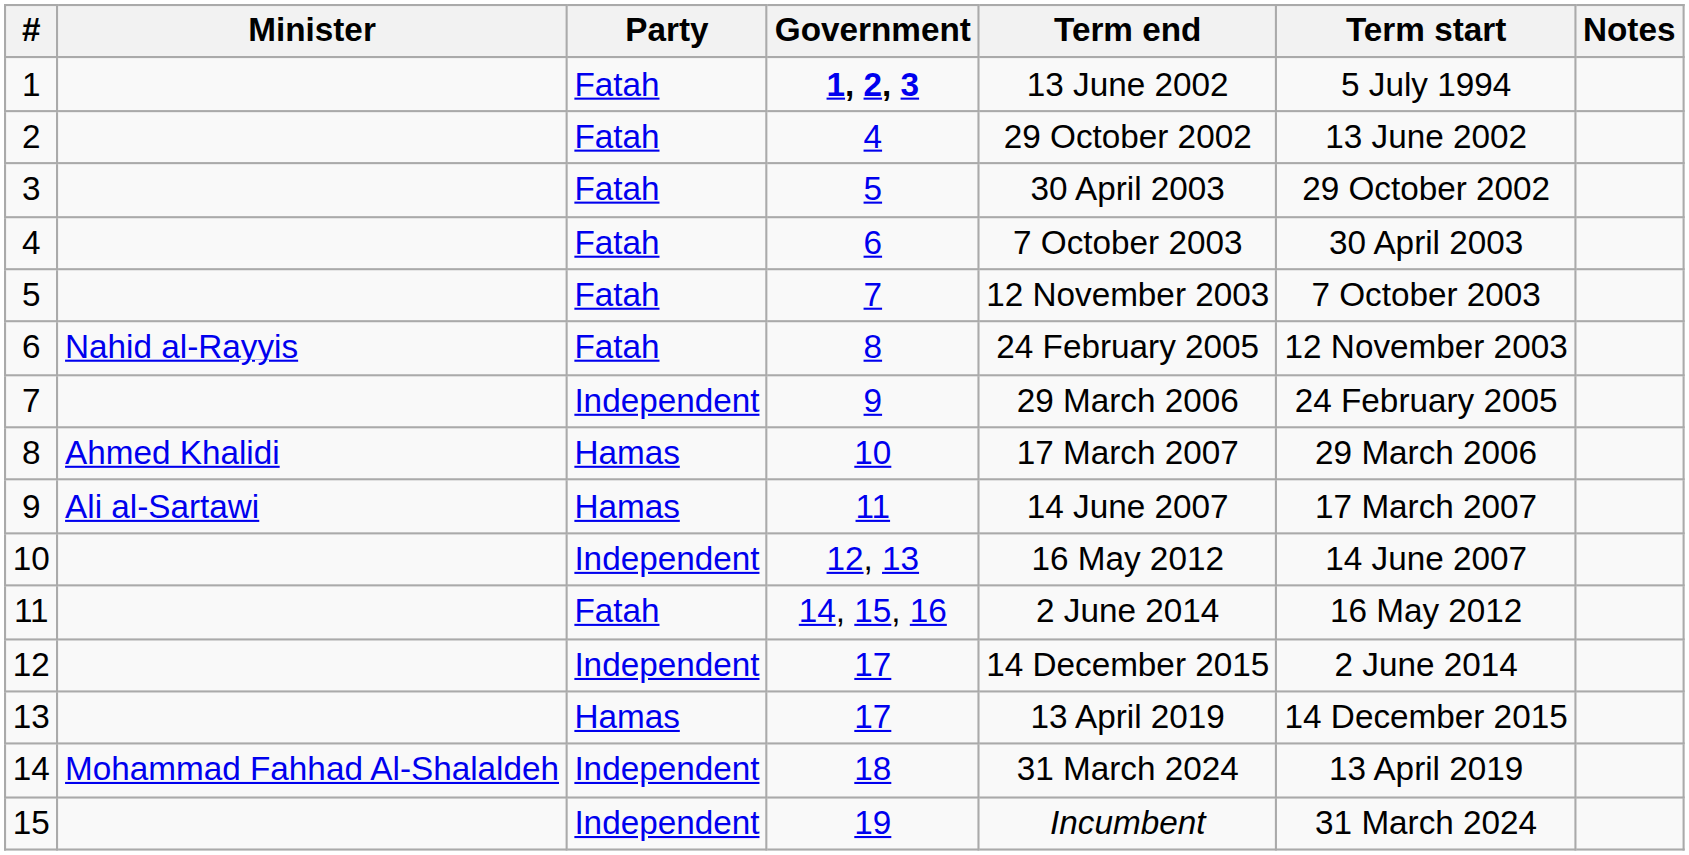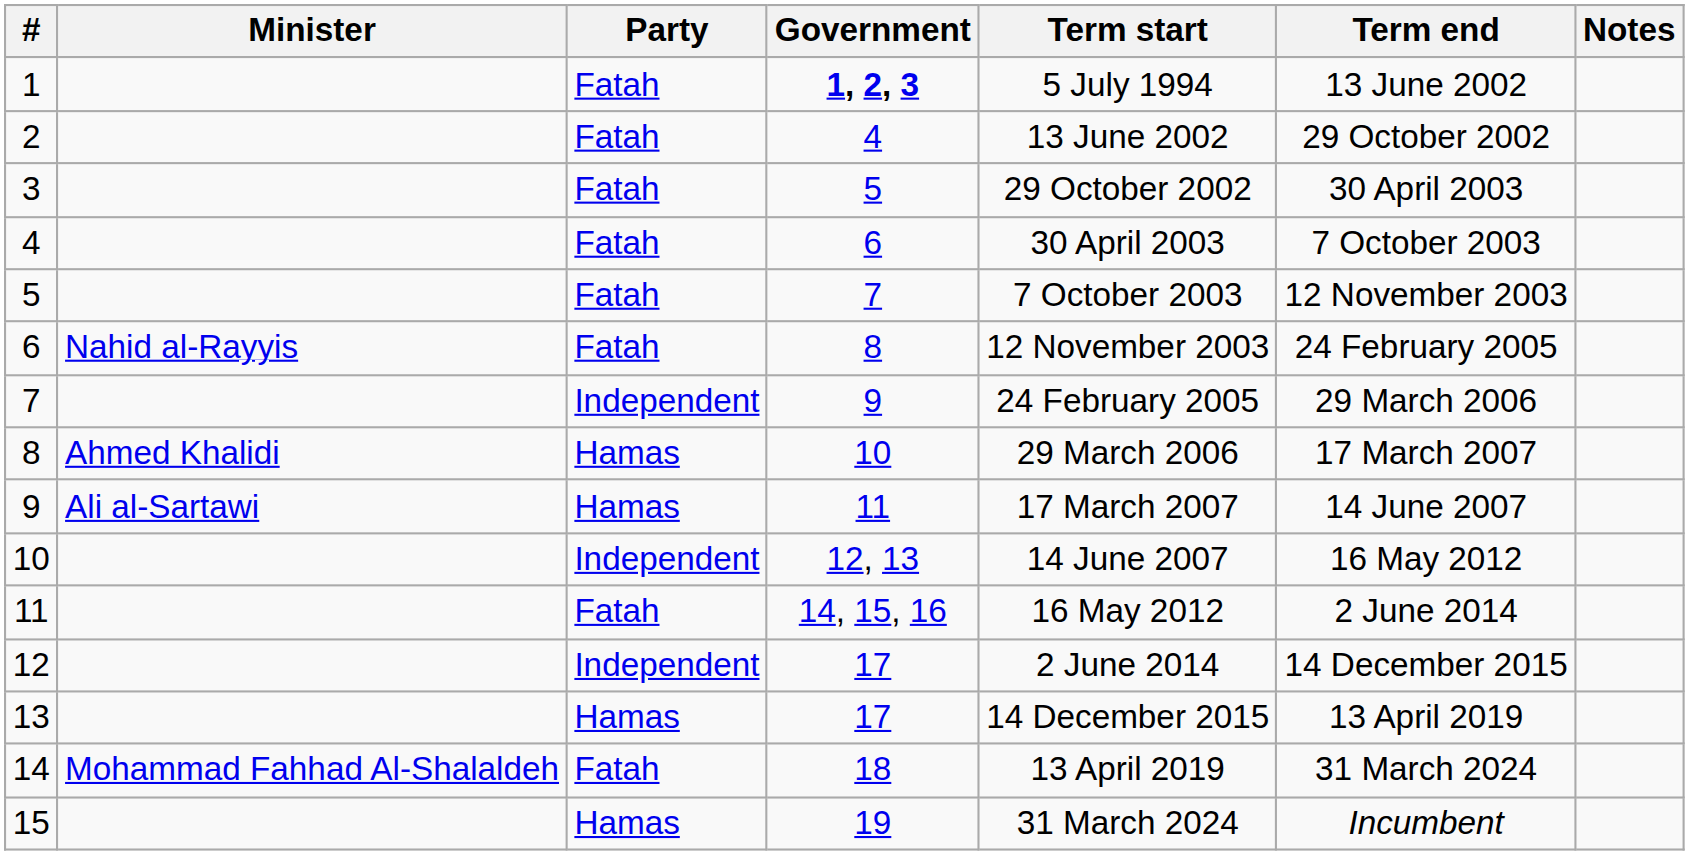columns swapped: (1426, 30) <-> (1128, 30)
(667, 769) Independent -> (617, 769) Fatah
(667, 822) Independent -> (627, 822) Hamas
